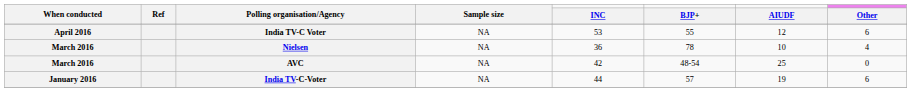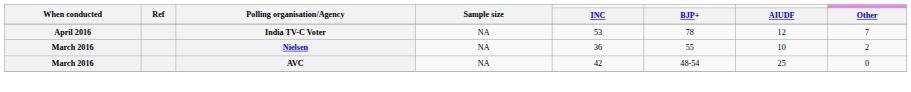(690, 31) 55 -> (690, 31) 78
(867, 31) 6 -> (867, 31) 7
(690, 47) 78 -> (690, 47) 55
(867, 47) 4 -> (867, 47) 2
- row: (295, 79)
